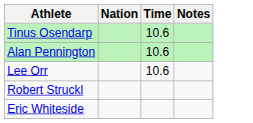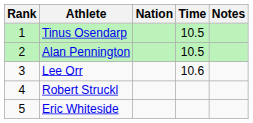+ column: (22, 14)
(158, 33) 10.6 -> (192, 33) 10.5
(158, 52) 10.6 -> (192, 52) 10.5
